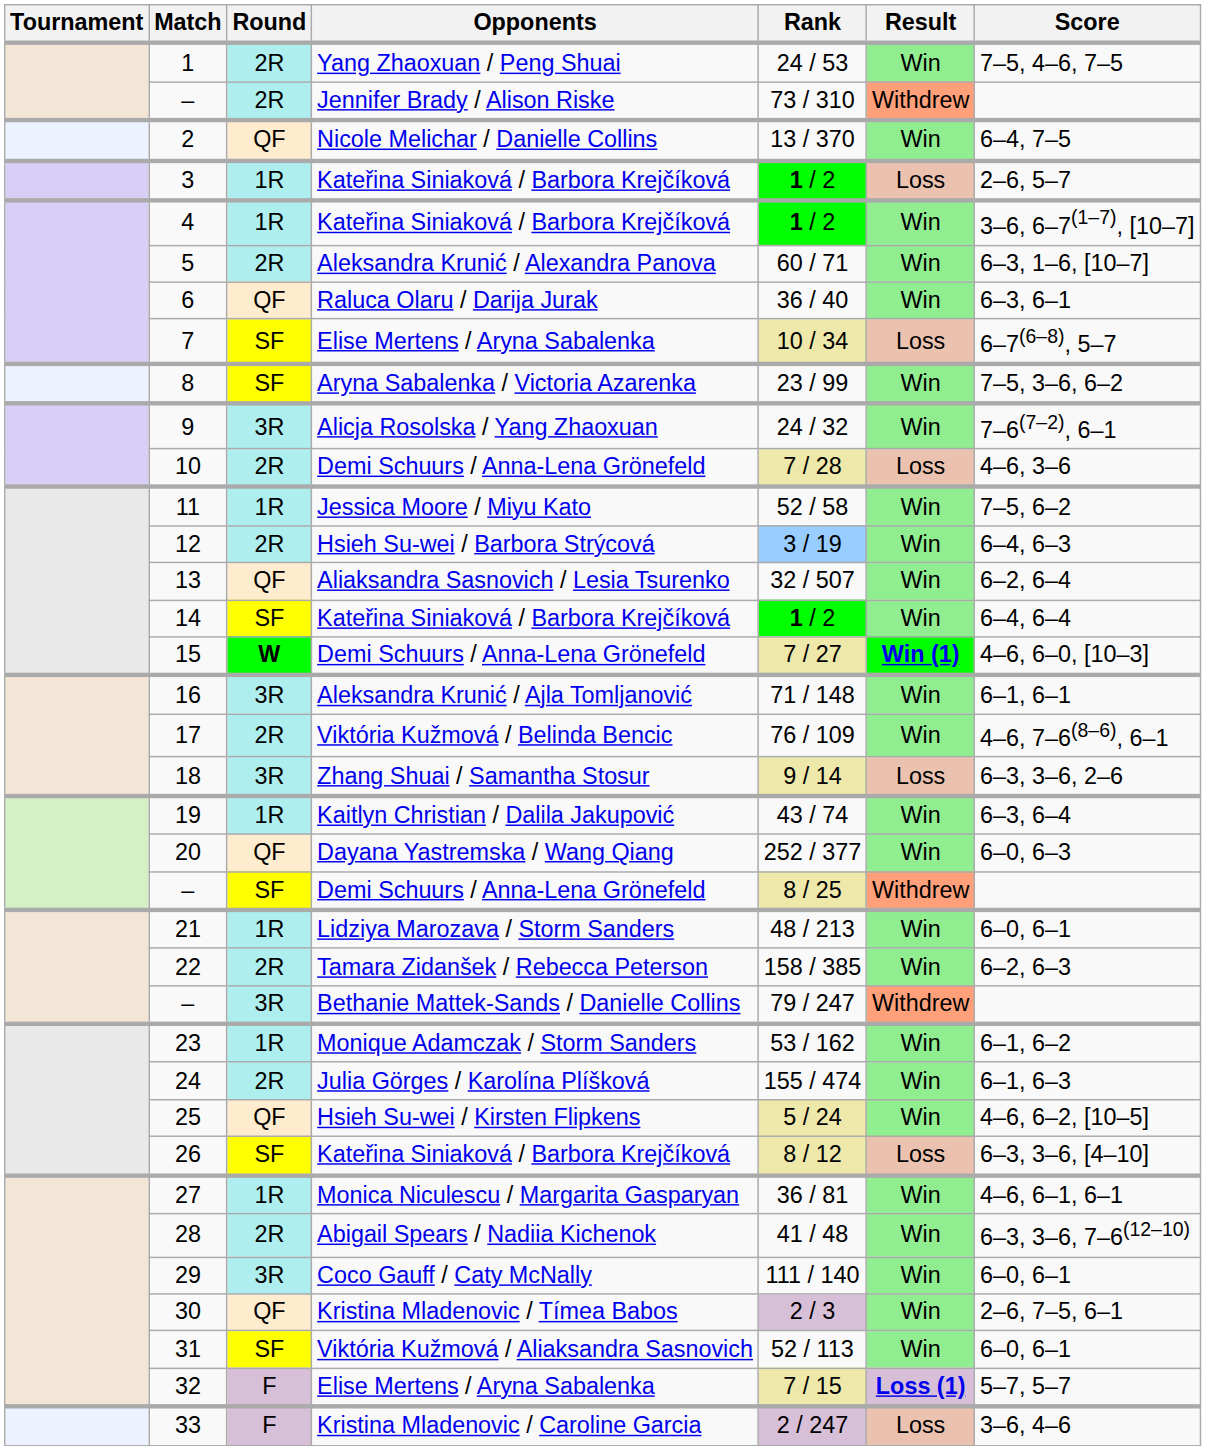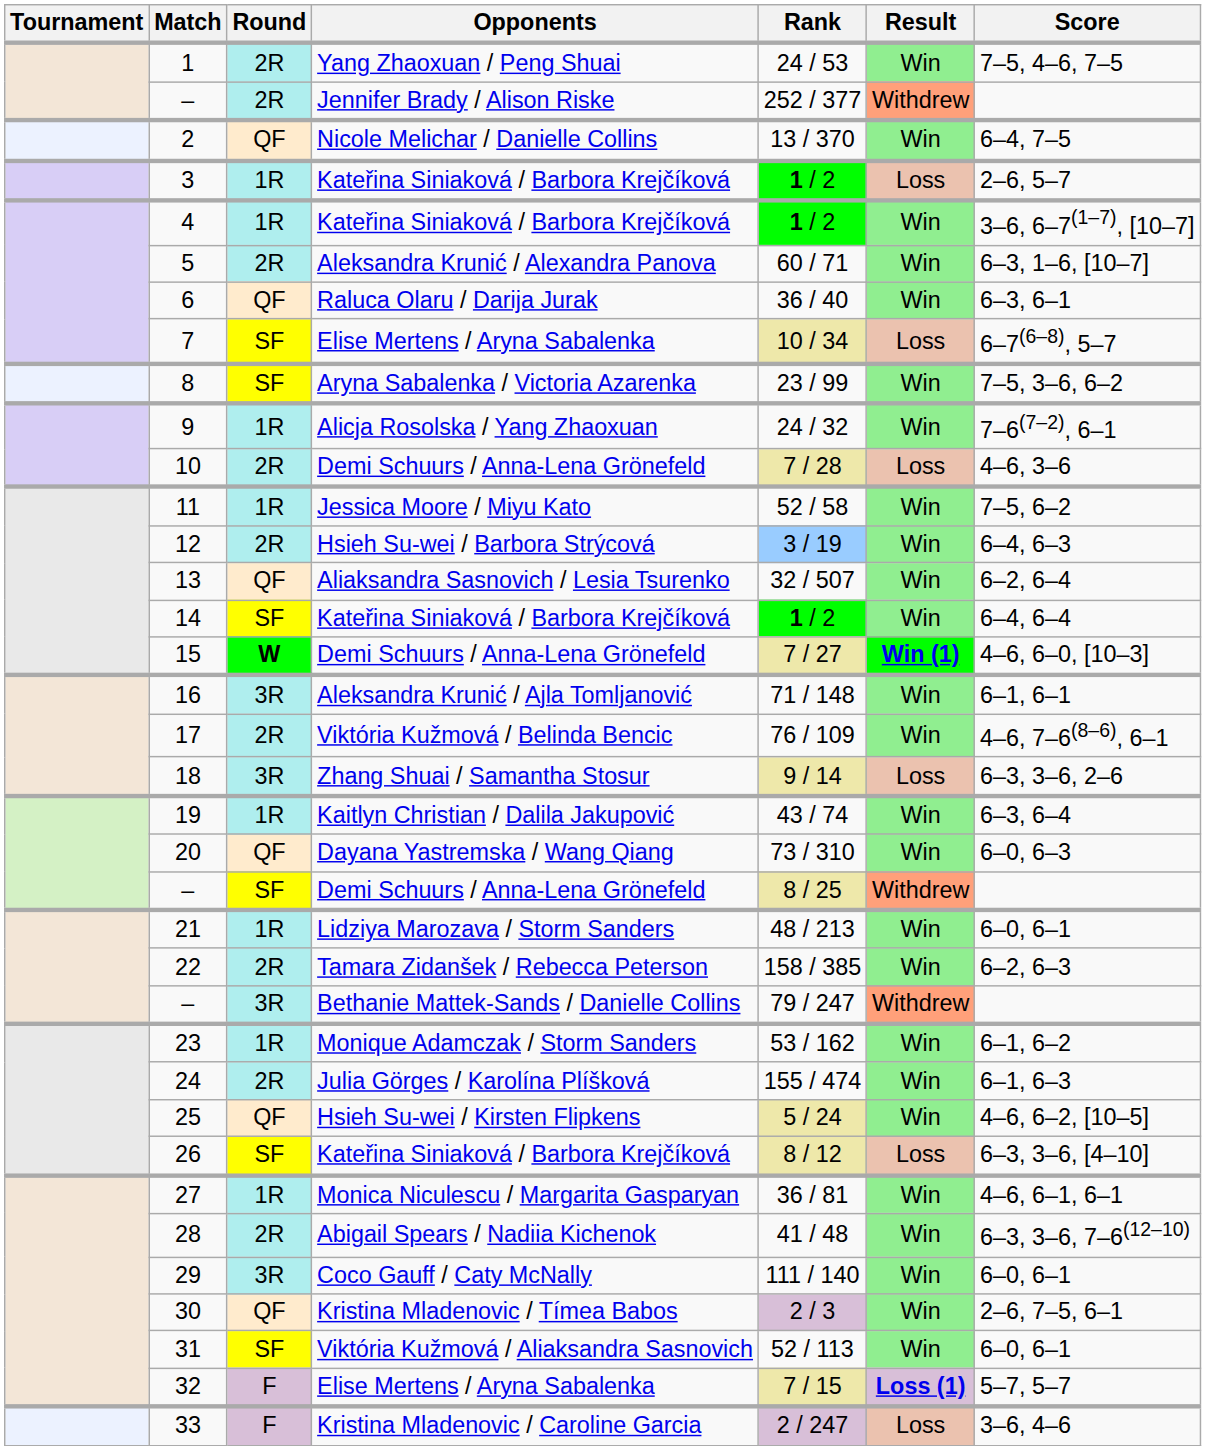(812, 100) 73 / 310 -> (812, 100) 252 / 377
(269, 426) 3R -> (269, 426) 1R
(812, 852) 252 / 377 -> (812, 852) 73 / 310
